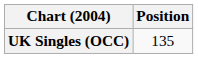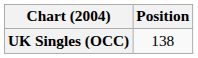(163, 41) 135 -> (163, 41) 138
